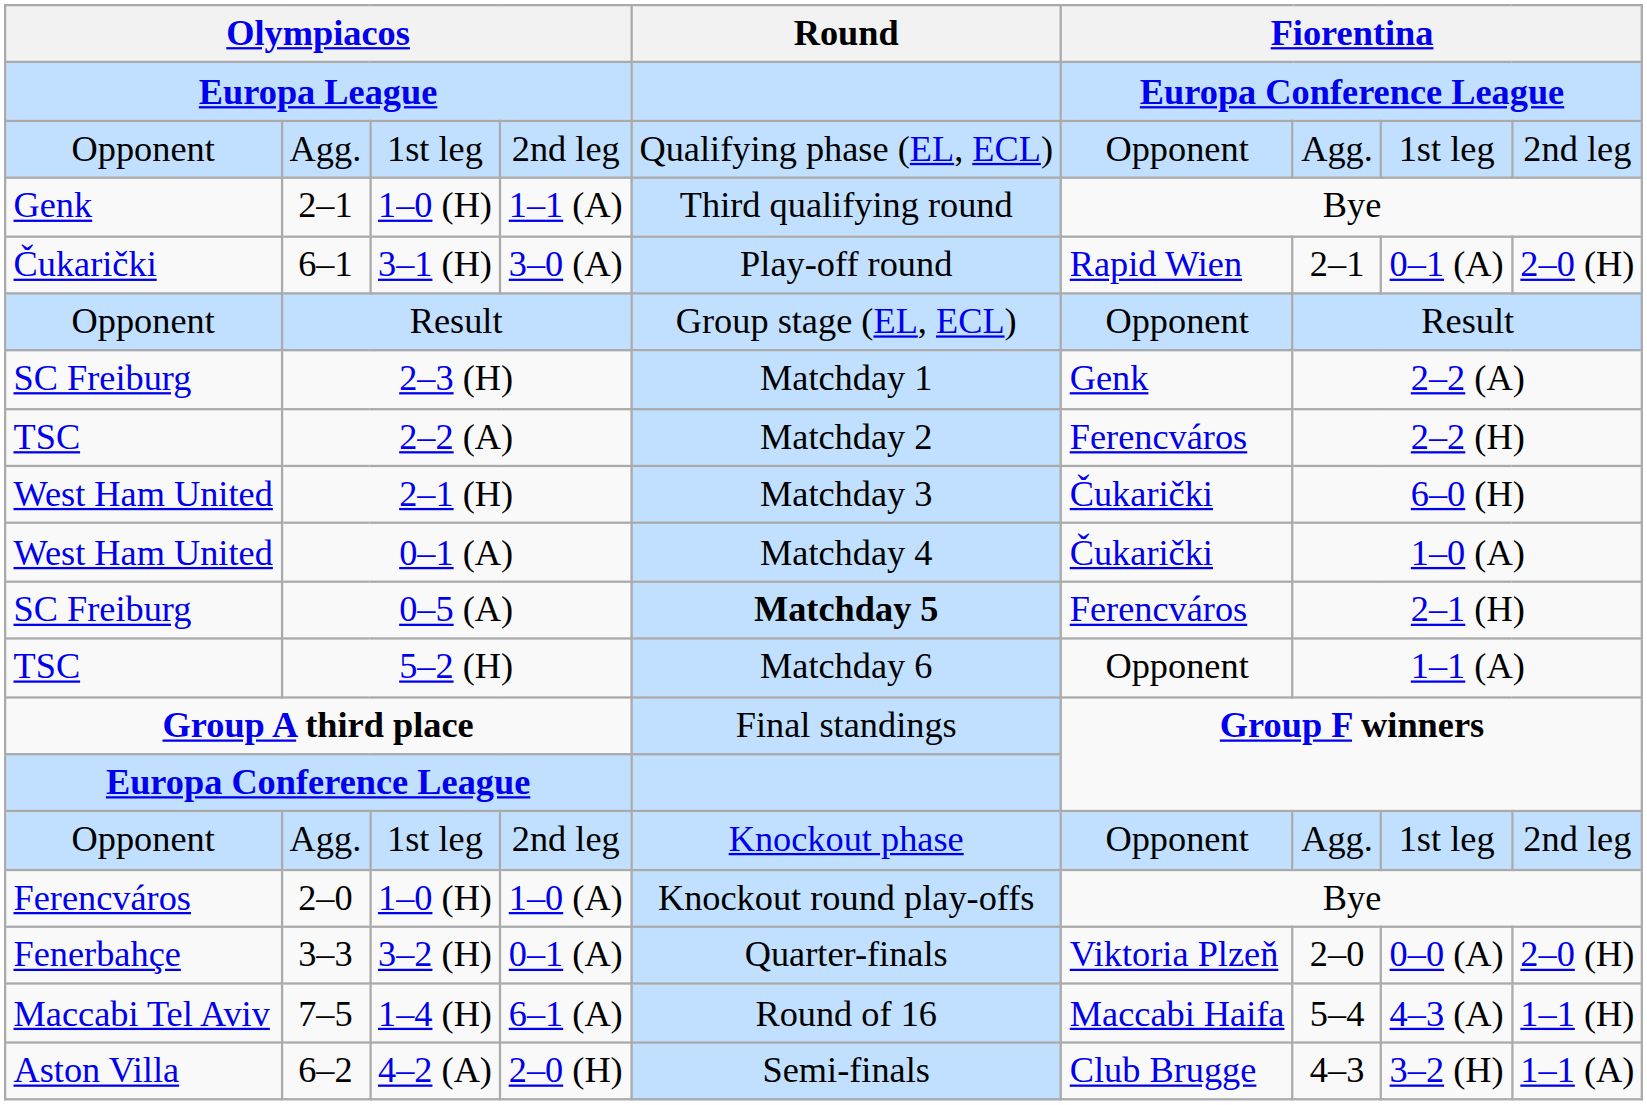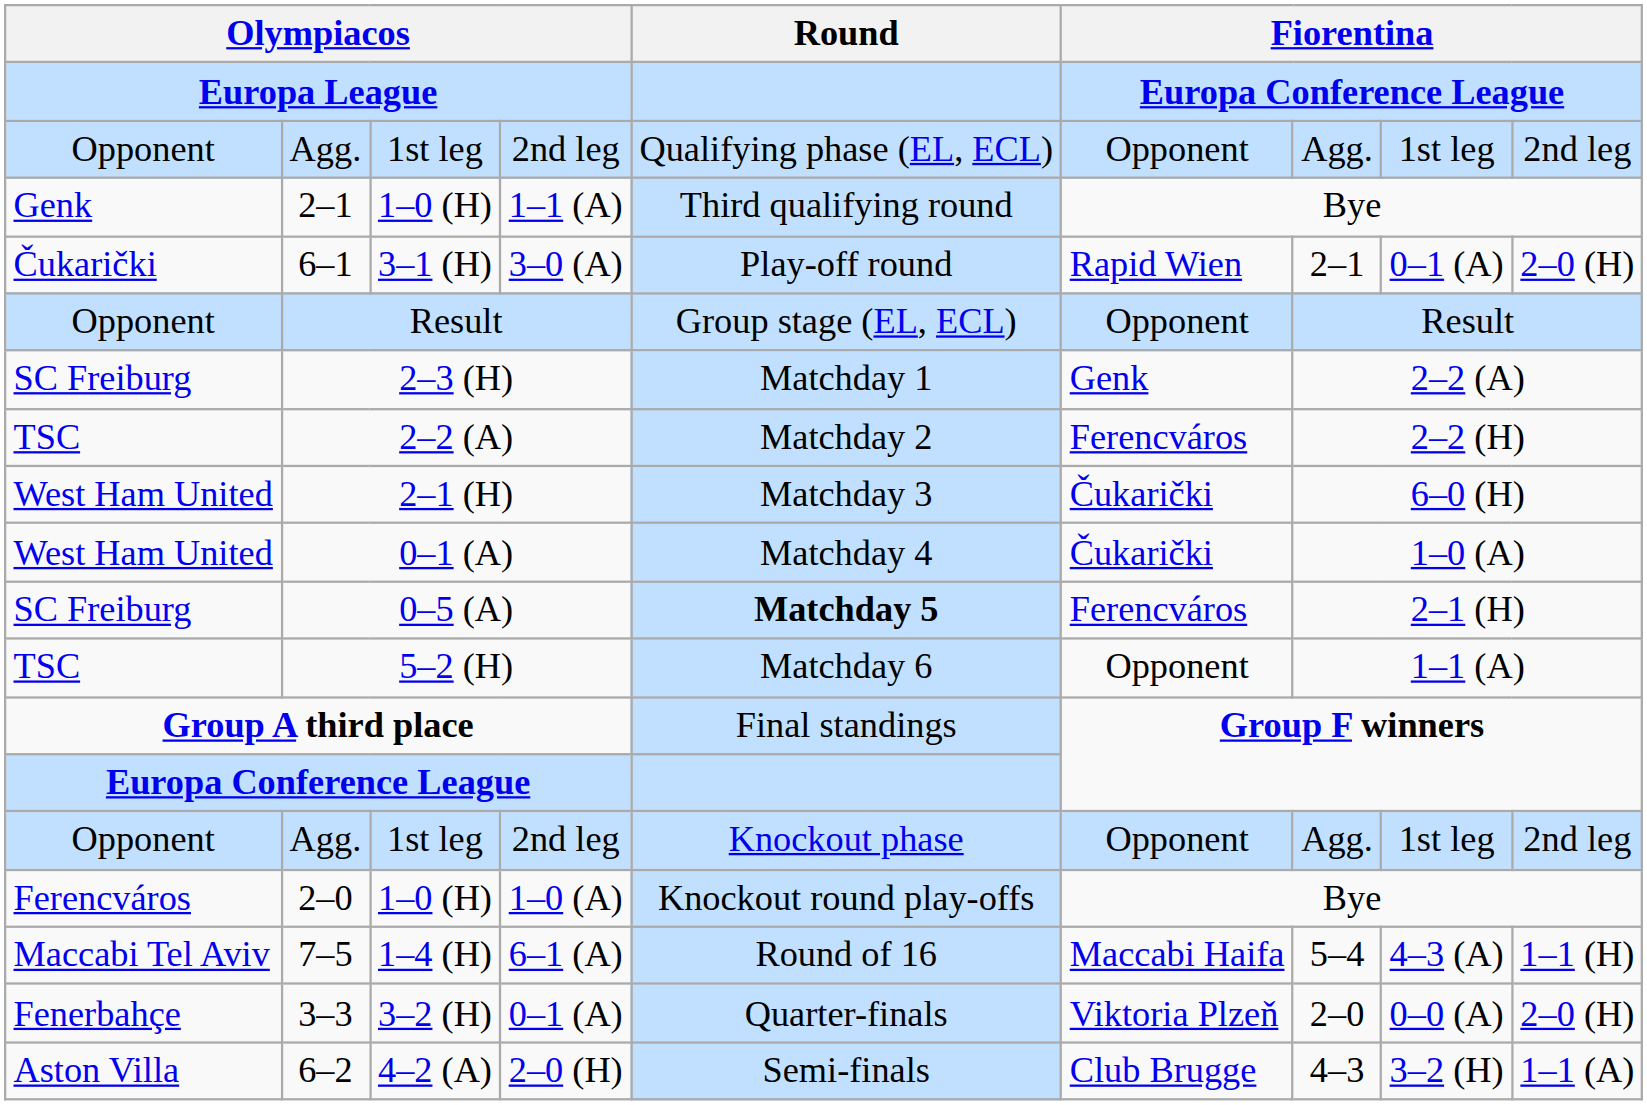rows swapped: (325, 1012) <-> (325, 954)
